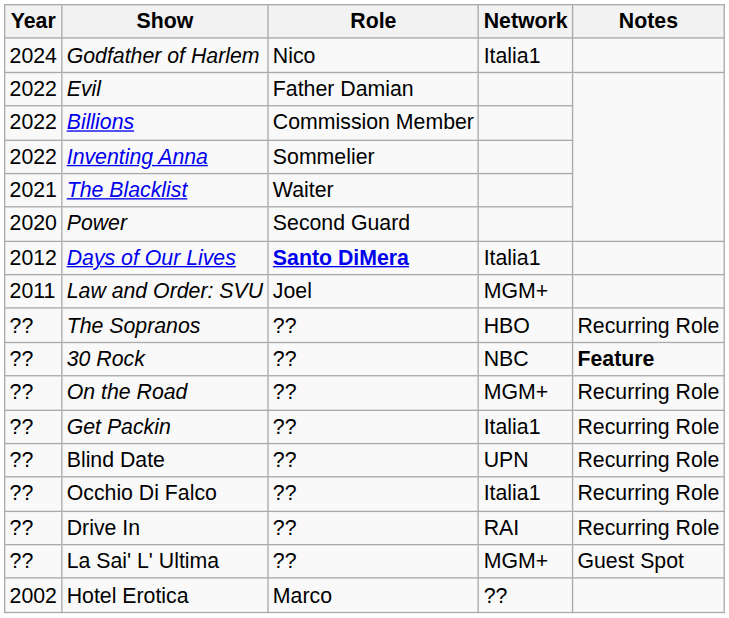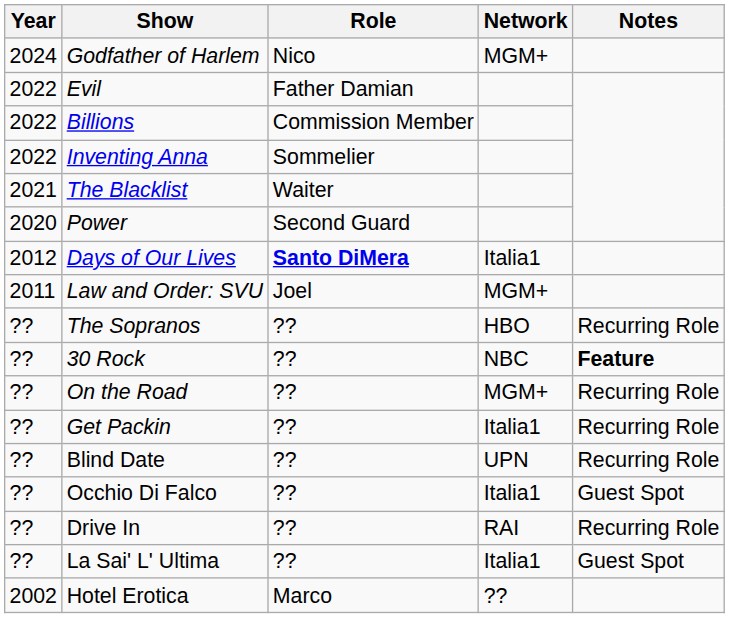(512, 55) Italia1 -> (516, 55) MGM+
(648, 493) Recurring Role -> (631, 493) Guest Spot
(516, 561) MGM+ -> (512, 561) Italia1
